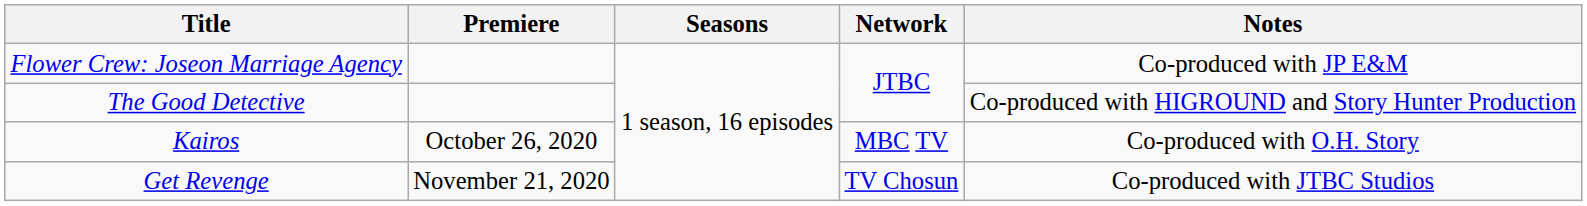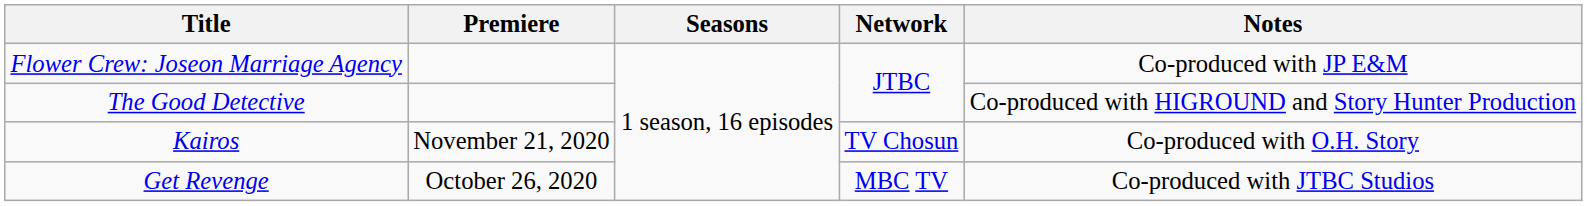(511, 141) October 26, 2020 -> (511, 141) November 21, 2020
(901, 141) MBC TV -> (901, 141) TV Chosun
(511, 180) November 21, 2020 -> (511, 180) October 26, 2020
(901, 180) TV Chosun -> (901, 180) MBC TV
